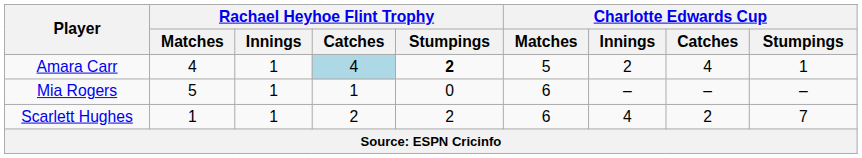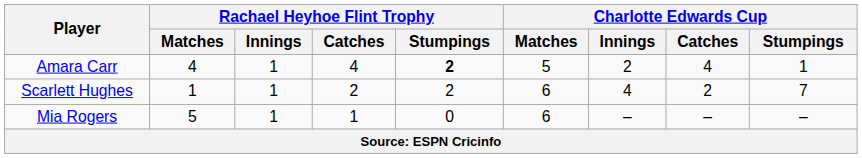(354, 66) lightblue background -> (354, 66) no background
rows swapped: (77, 116) <-> (77, 91)
